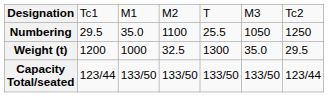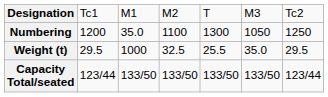(91, 32) 29.5 -> (93, 32) 1200
(214, 32) 25.5 -> (216, 32) 1300
(93, 50) 1200 -> (91, 50) 29.5
(216, 50) 1300 -> (214, 50) 25.5
